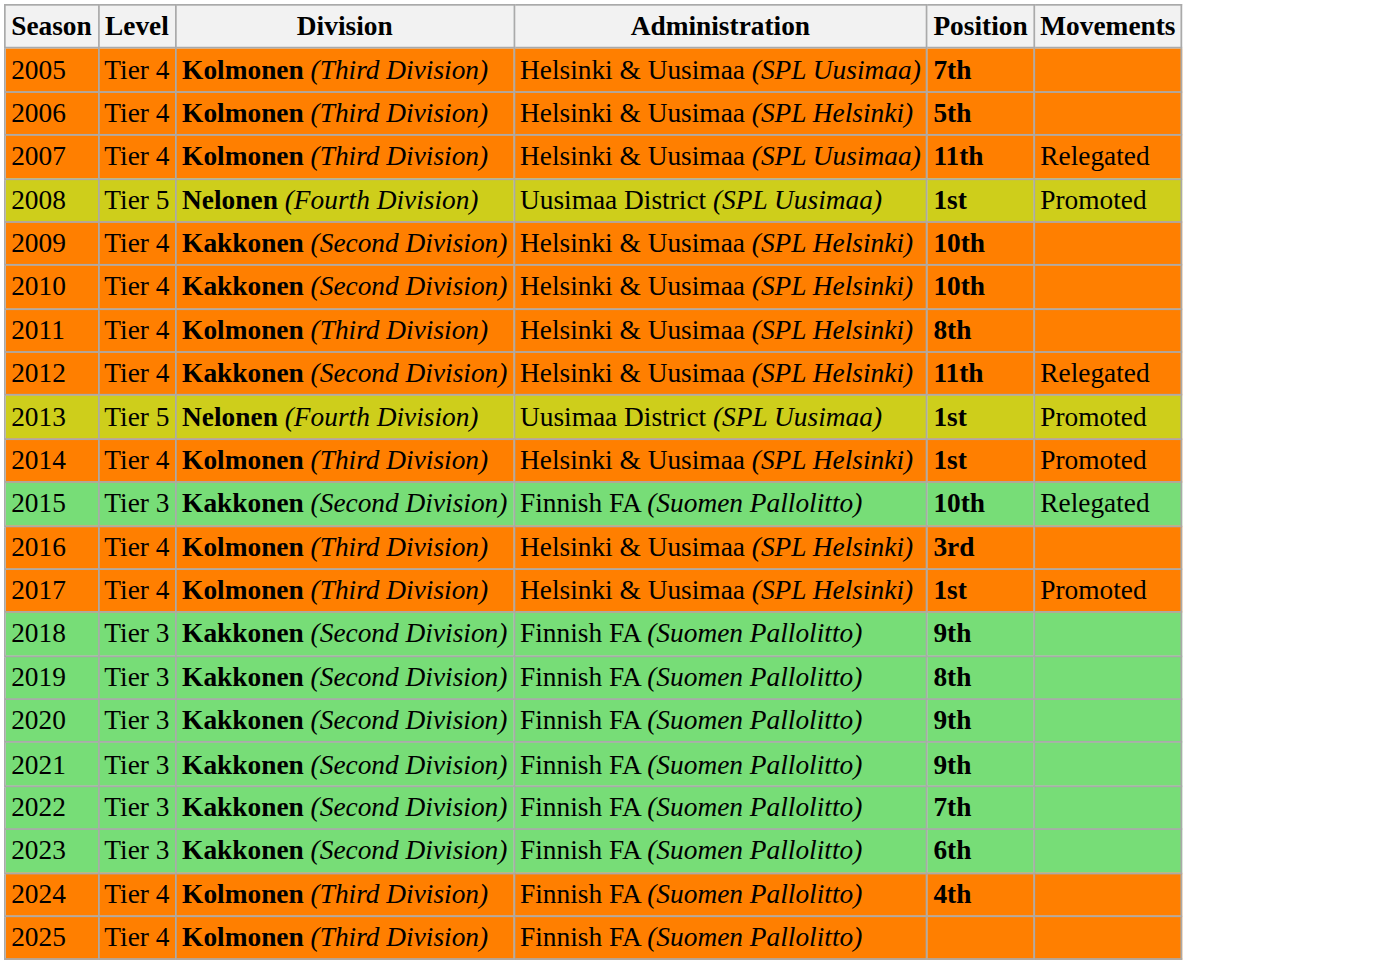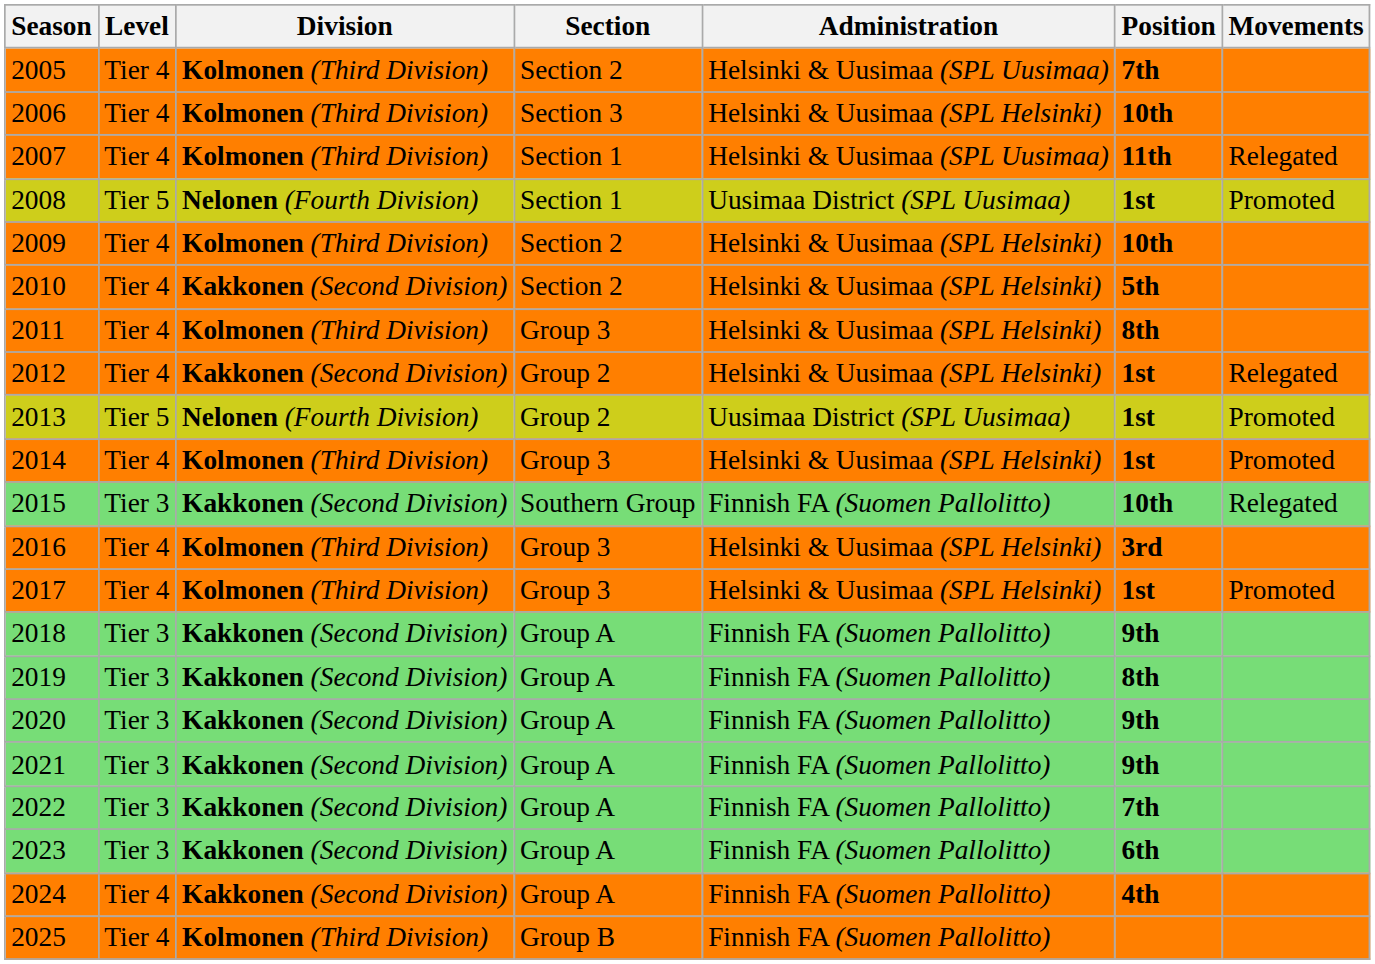+ column: (608, 26)
(952, 112) 5th -> (1147, 112) 10th
(345, 243) Kakkonen (Second Division) -> (335, 243) Kolmonen (Third Division)
(959, 286) 10th -> (1141, 286) 5th
(958, 373) 11th -> (1138, 373) 1st
(335, 894) Kolmonen (Third Division) -> (345, 894) Kakkonen (Second Division)
